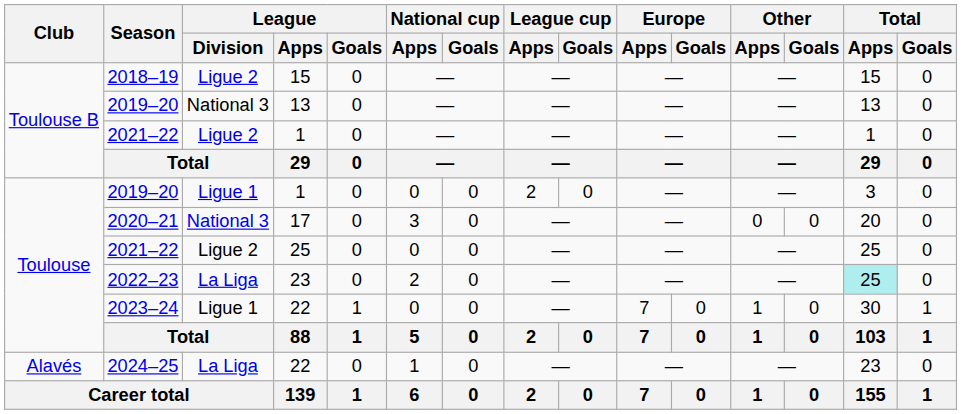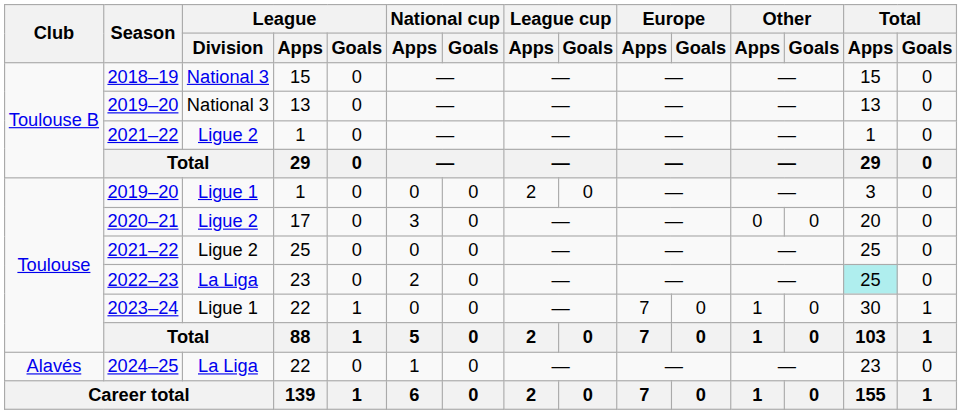(228, 76) Ligue 2 -> (228, 76) National 3
(228, 221) National 3 -> (228, 221) Ligue 2
